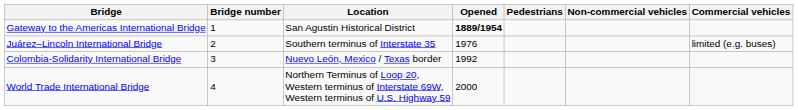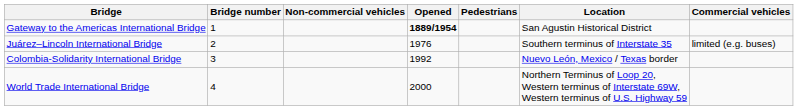columns swapped: (368, 12) <-> (627, 12)
